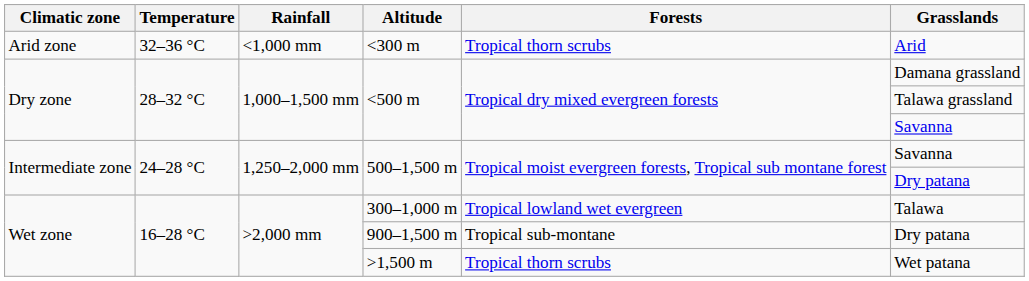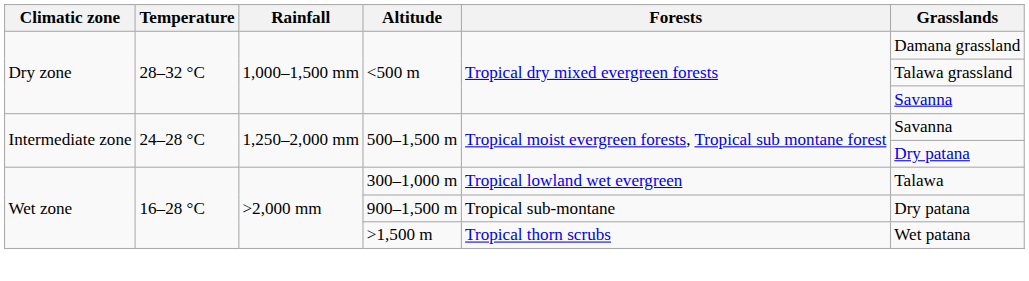- row: (42, 45)
